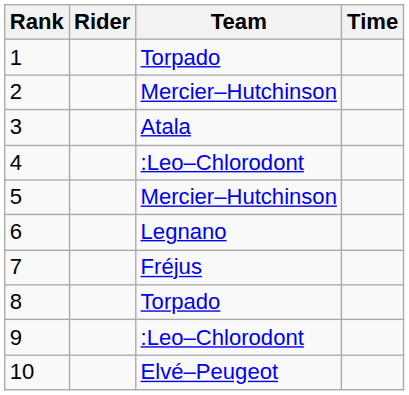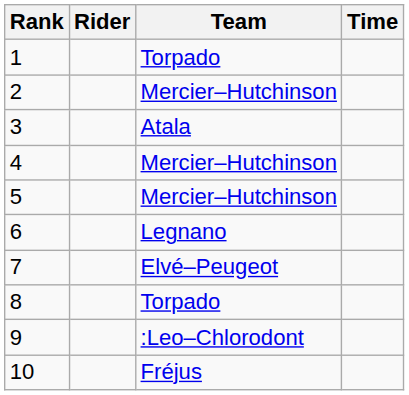(222, 162) :Leo–Chlorodont -> (239, 162) Mercier–Hutchinson
(171, 267) Fréjus -> (209, 267) Elvé–Peugeot
(209, 372) Elvé–Peugeot -> (171, 372) Fréjus
